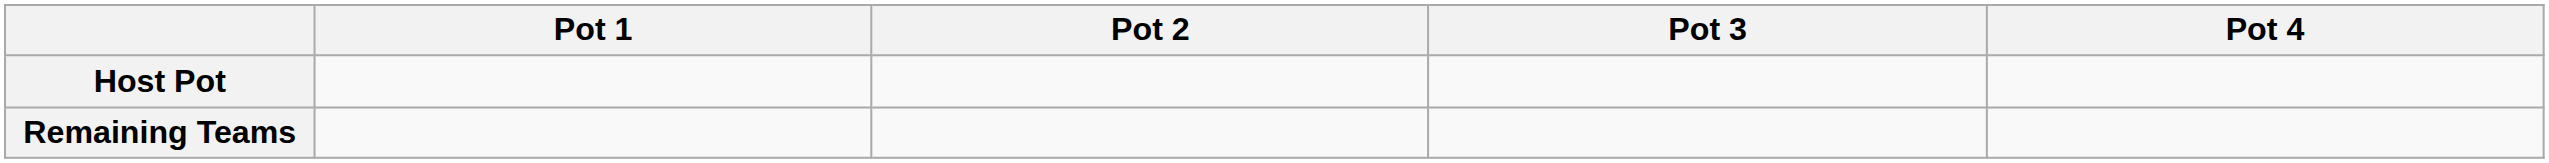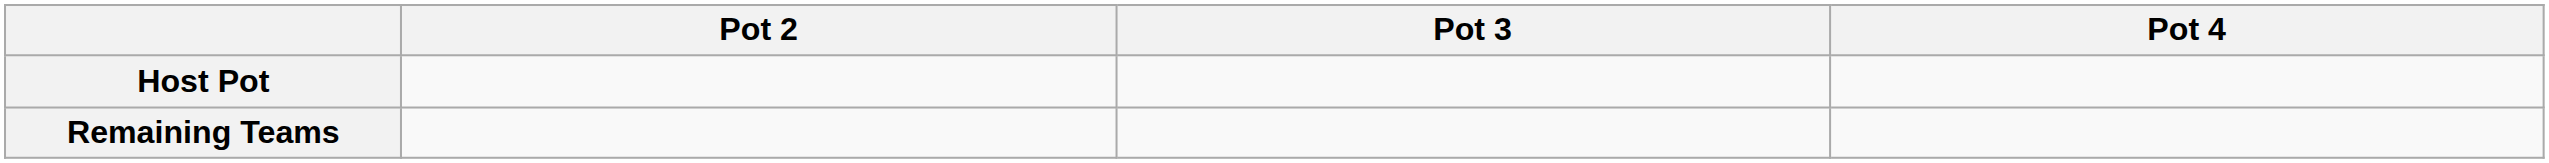- column: (593, 30)
